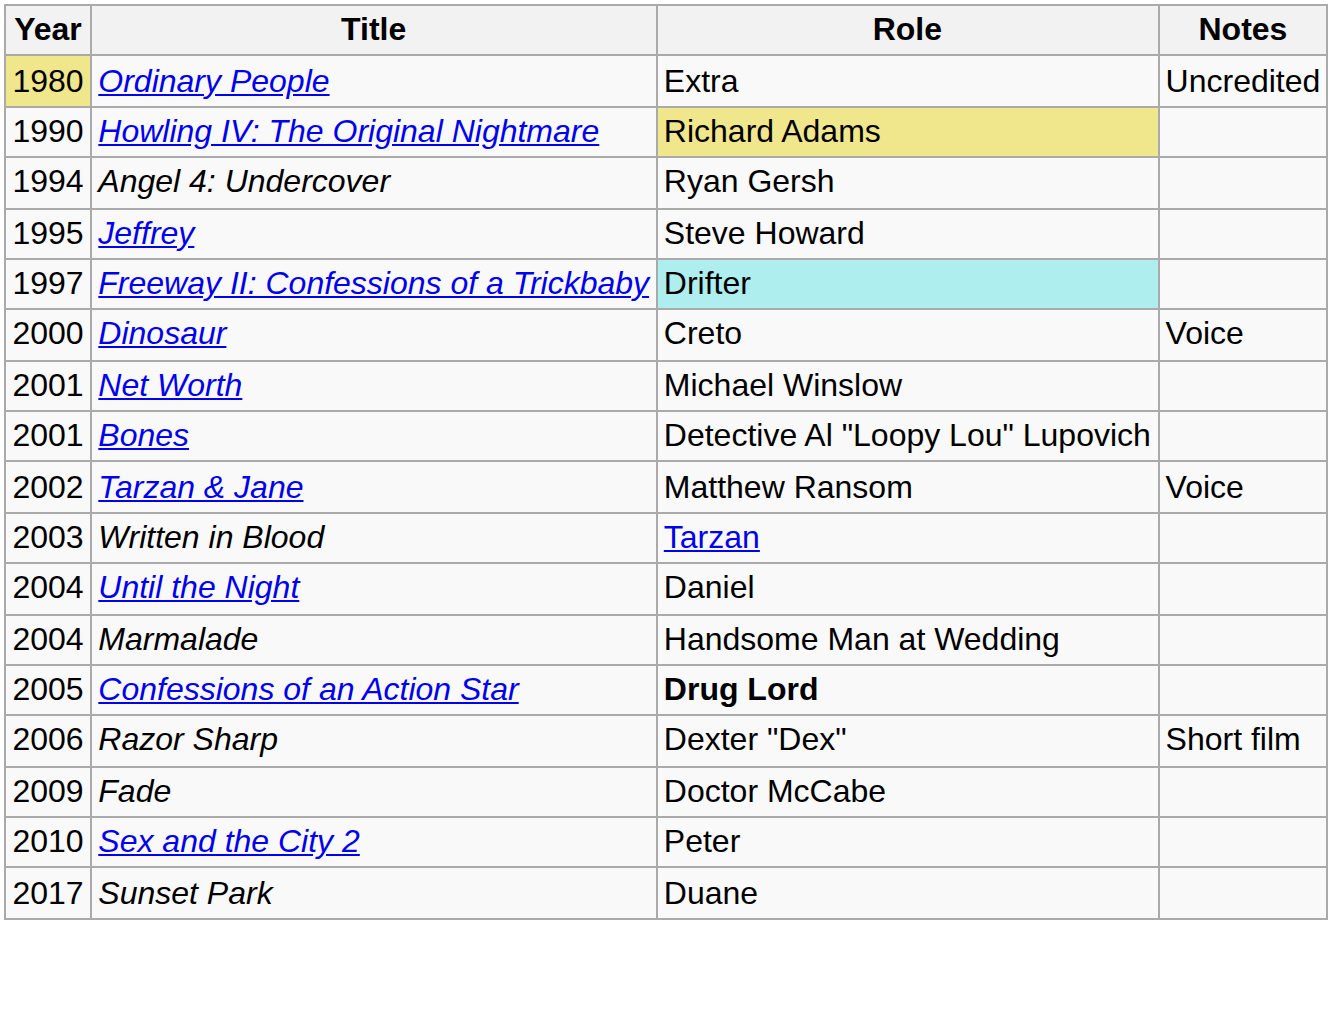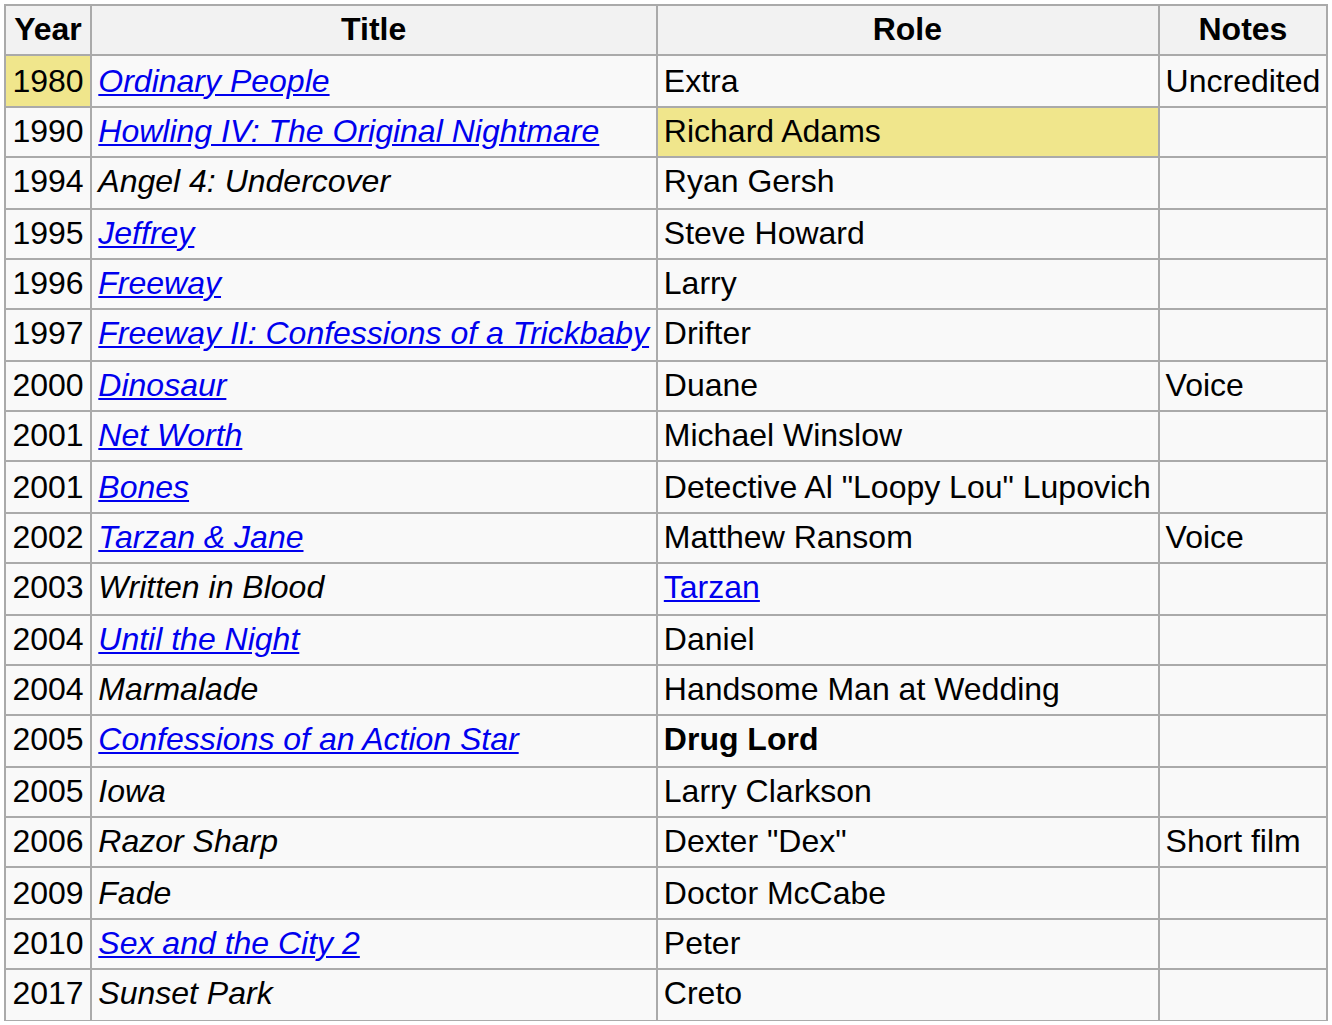+ row: (160, 283)
(707, 283) paleturquoise background -> (707, 334) no background
(703, 334) Creto -> (711, 385) Duane
+ row: (132, 791)
(711, 892) Duane -> (703, 994) Creto
